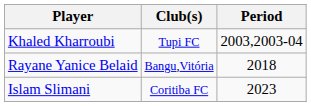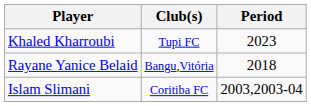(262, 41) 2003,2003-04 -> (262, 41) 2023
(262, 89) 2023 -> (262, 89) 2003,2003-04
